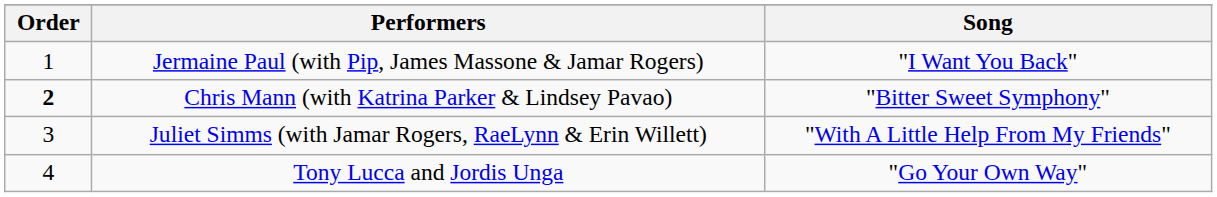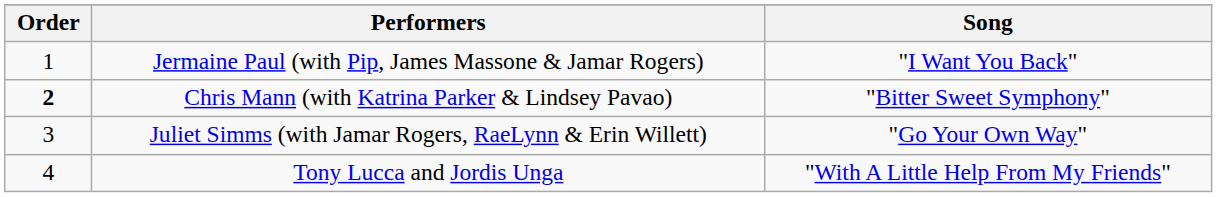(988, 135) "With A Little Help From My Friends" -> (988, 135) "Go Your Own Way"
(988, 172) "Go Your Own Way" -> (988, 172) "With A Little Help From My Friends"
